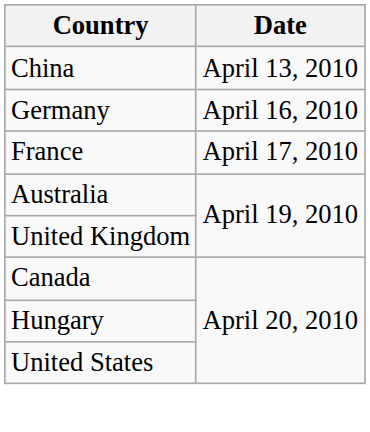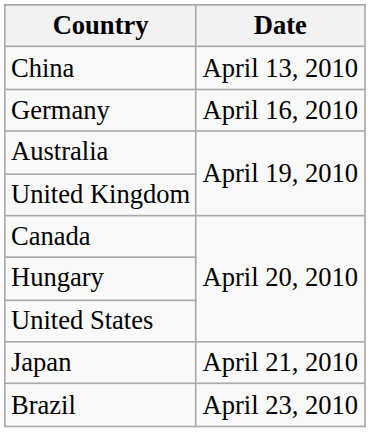- row: (47, 151)
+ row: (41, 362)
+ row: (43, 404)
